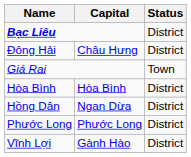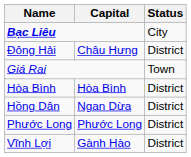(165, 32) District -> (158, 32) City
